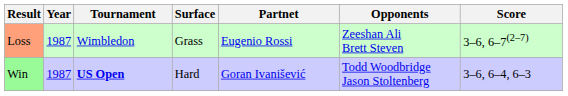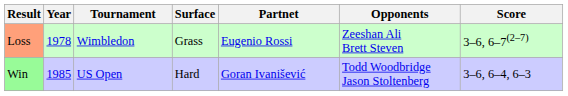(59, 40) 1987 -> (59, 40) 1978
(59, 74) 1987 -> (59, 74) 1985
(101, 74) bold -> (100, 74) normal
